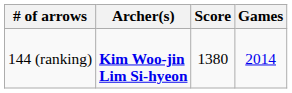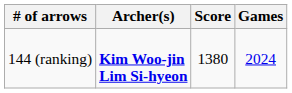(261, 58) 2014 -> (261, 58) 2024
